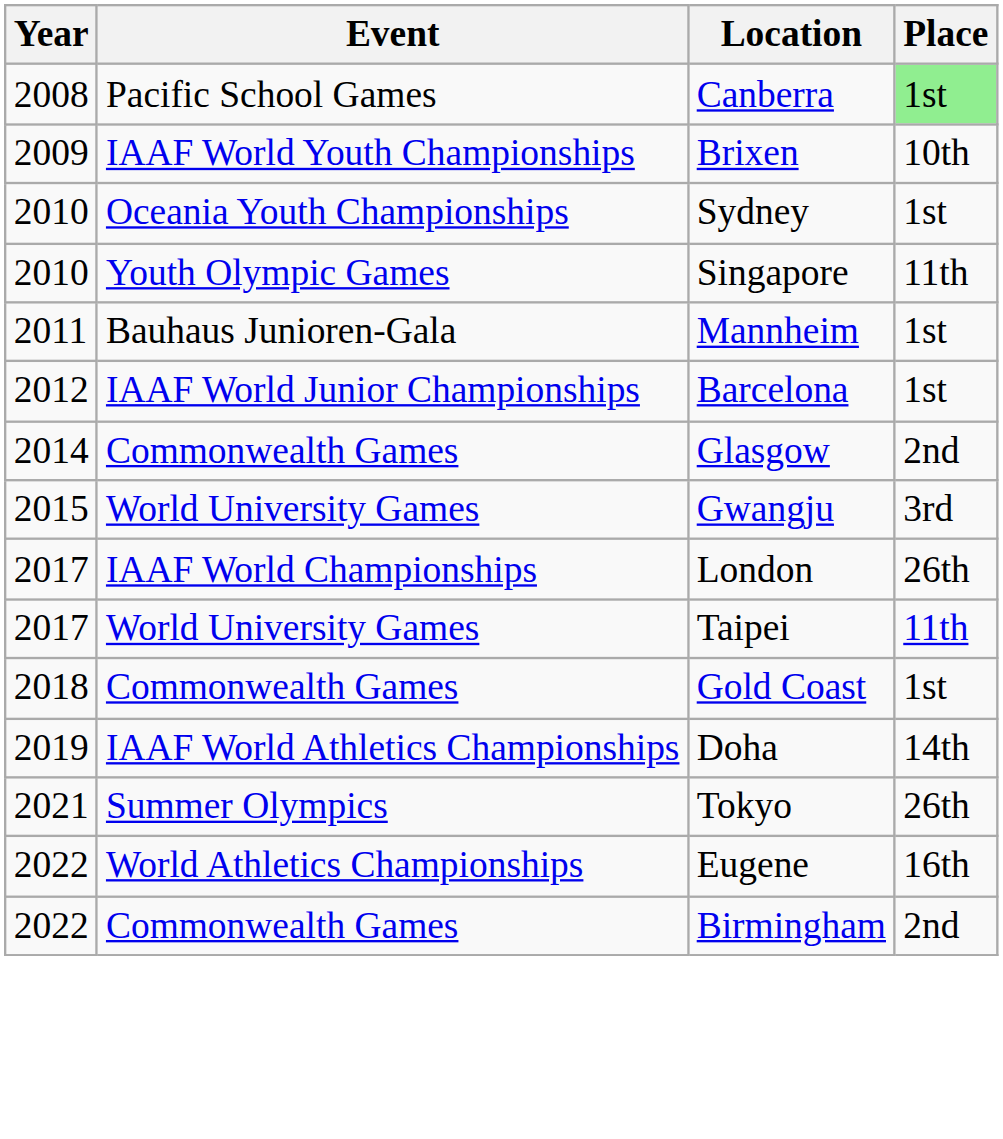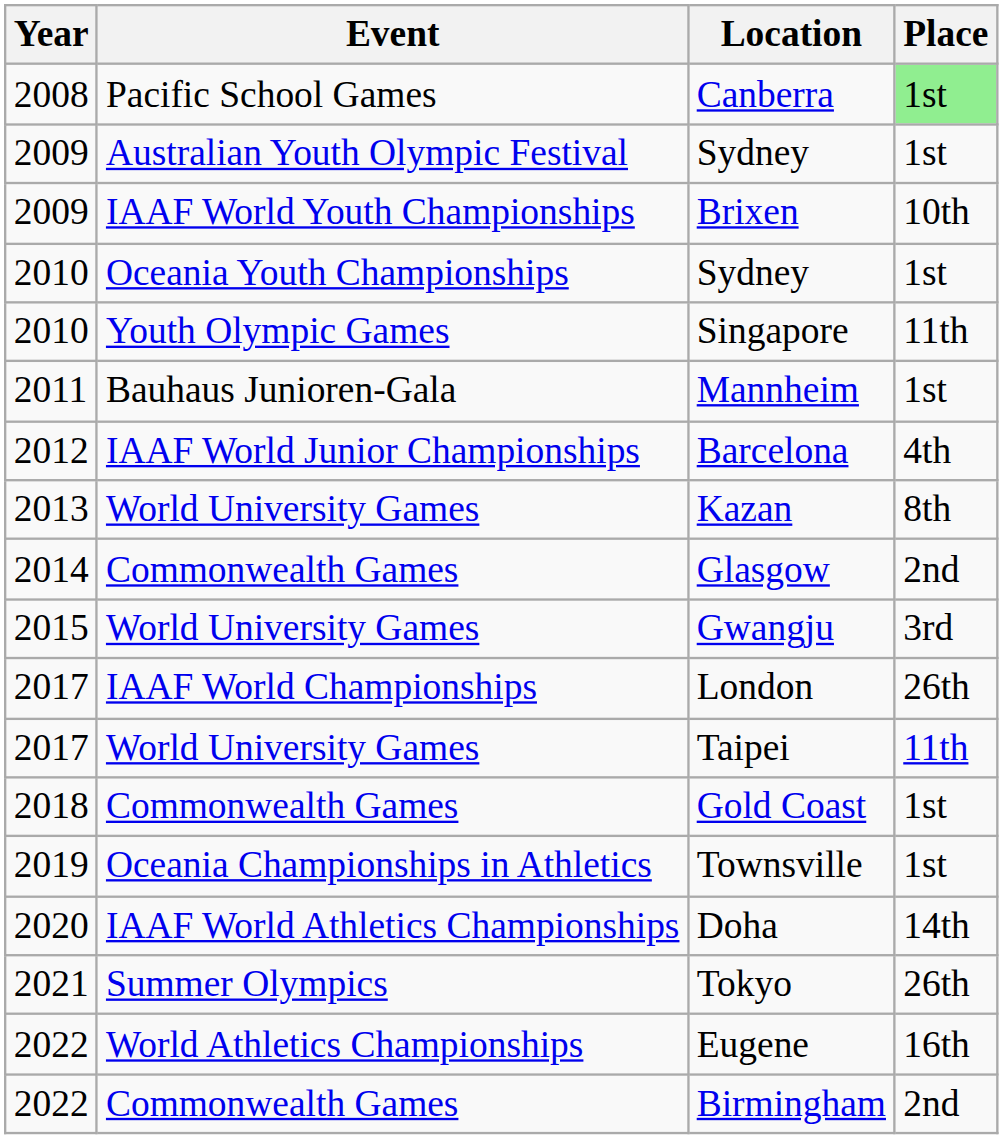+ row: (367, 152)
(925, 390) 1st -> (927, 449) 4th
+ row: (293, 509)
+ row: (379, 865)
(51, 746) 2019 -> (51, 924) 2020
